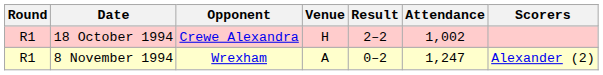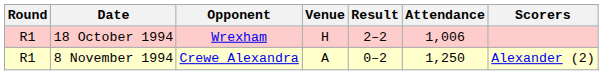(239, 37) Crewe Alexandra -> (239, 37) Wrexham
(445, 37) 1,002 -> (445, 37) 1,006
(239, 59) Wrexham -> (239, 59) Crewe Alexandra
(445, 59) 1,247 -> (445, 59) 1,250
